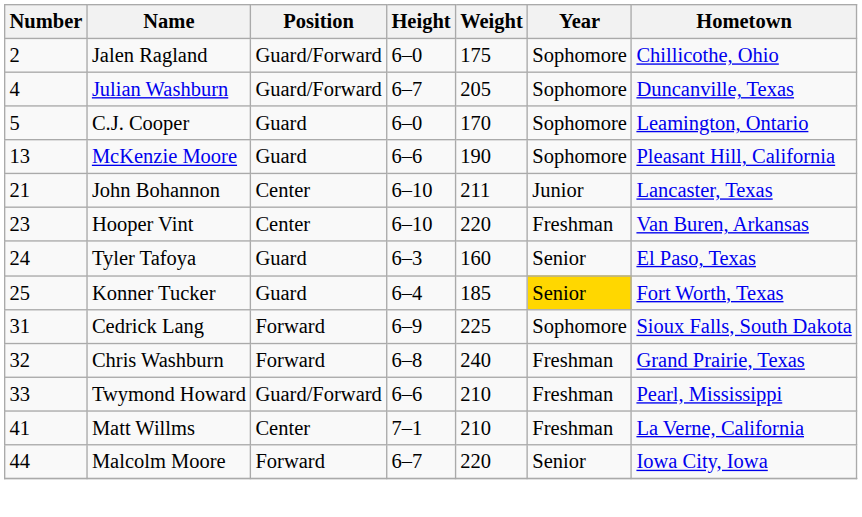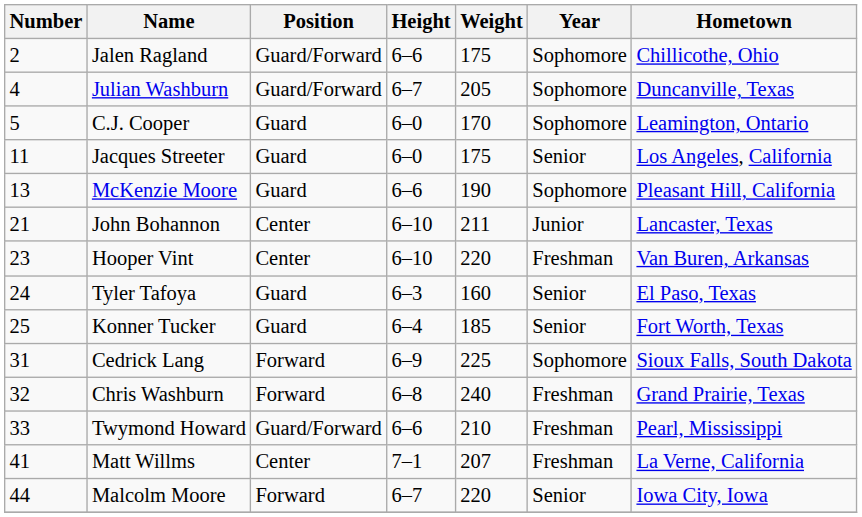(407, 55) 6–0 -> (407, 55) 6–6
+ row: (158, 156)
(559, 292) gold background -> (559, 326) no background
(476, 427) 210 -> (476, 461) 207
